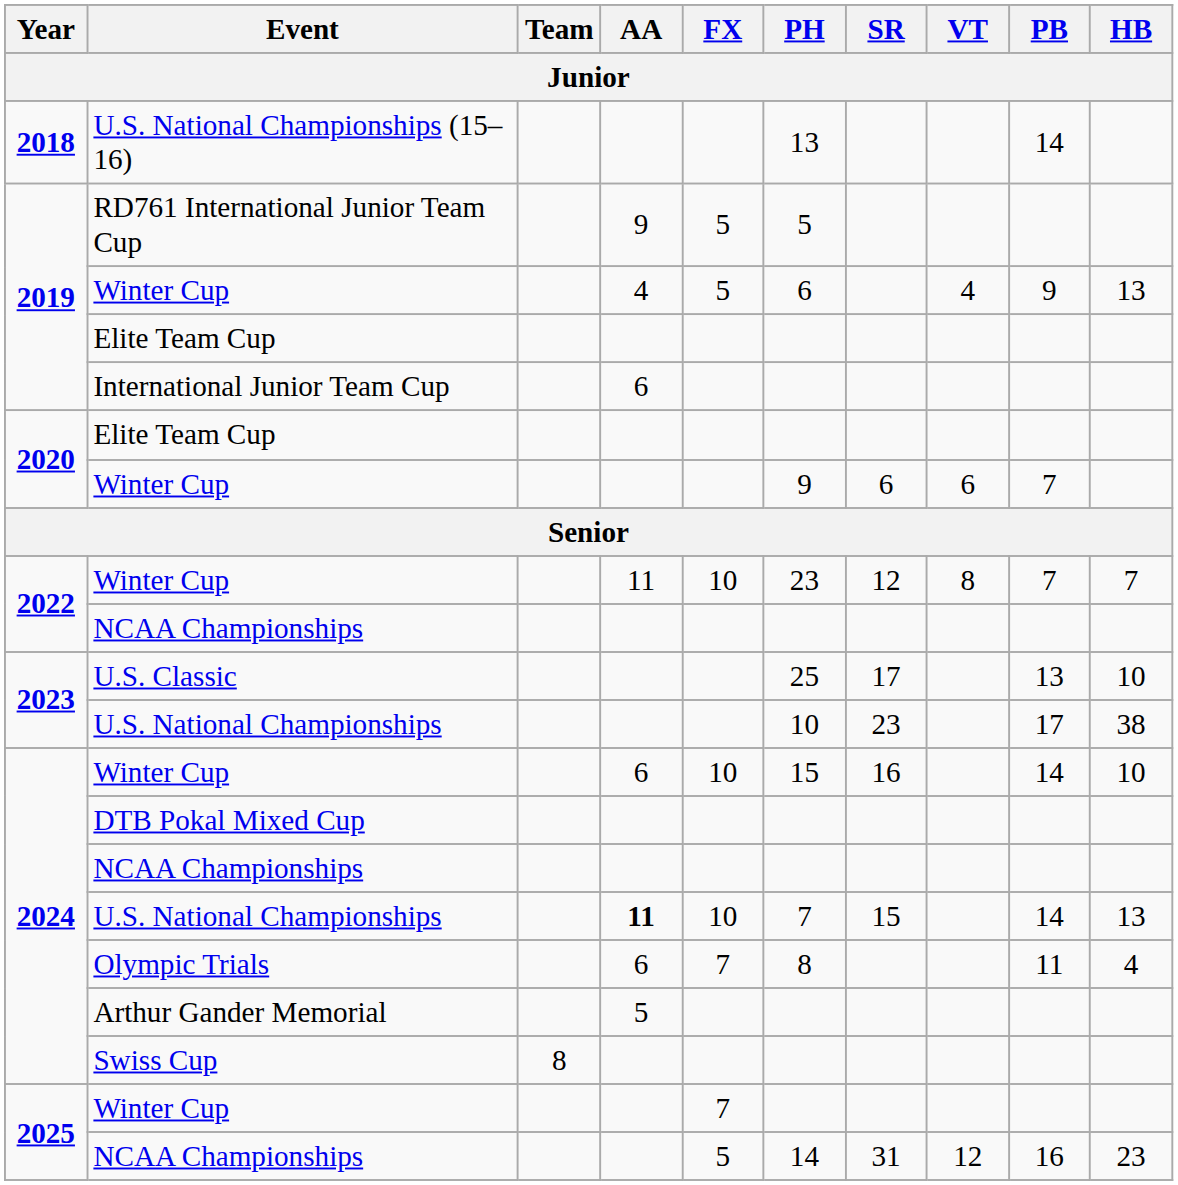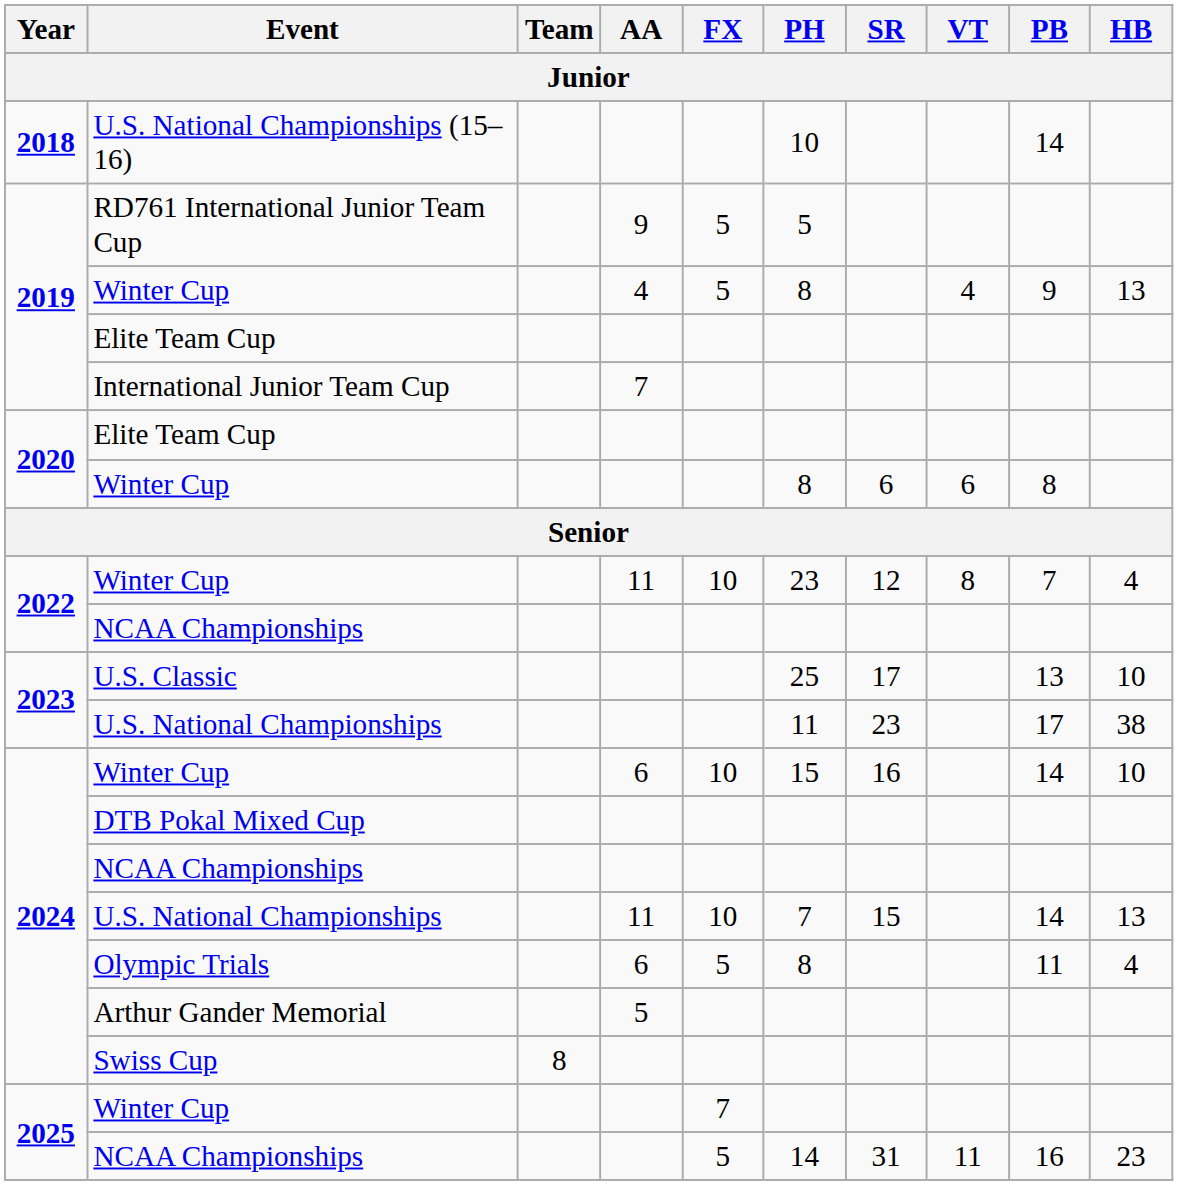(804, 142) 13 -> (804, 142) 10
(804, 290) 6 -> (804, 290) 8
(641, 386) 6 -> (641, 386) 7
(804, 482) 9 -> (804, 482) 8
(1049, 482) 7 -> (1049, 482) 8
(1131, 579) 7 -> (1131, 579) 4
(804, 723) 10 -> (804, 723) 11
(641, 915) bold -> (641, 915) normal
(723, 964) 7 -> (723, 964) 5
(968, 1156) 12 -> (968, 1156) 11
